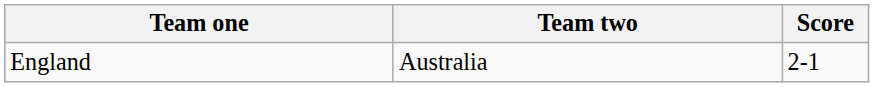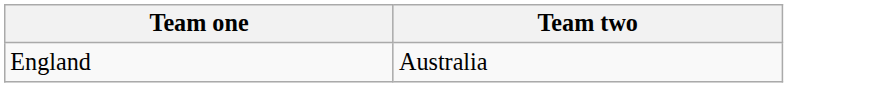- column: (825, 23)
